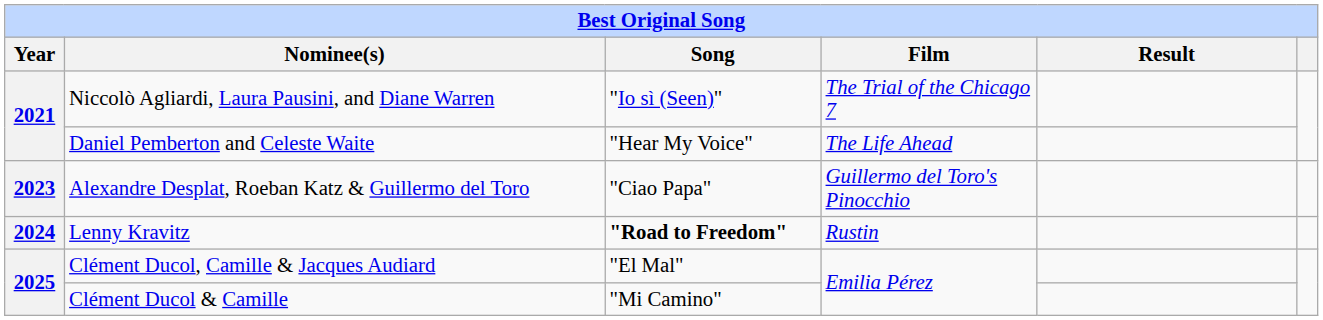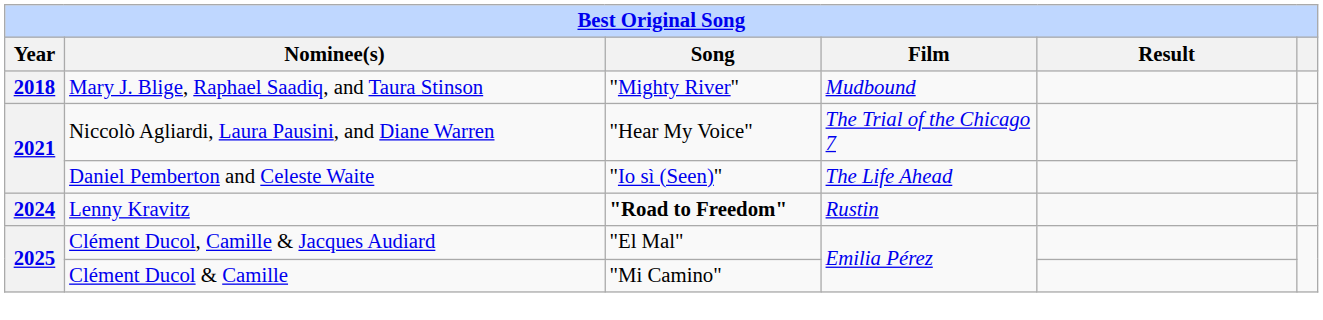+ row: (276, 86)
(666, 98) "Io sì (Seen)" -> (681, 131) "Hear My Voice"
(681, 143) "Hear My Voice" -> (666, 176) "Io sì (Seen)"
- row: (299, 188)
